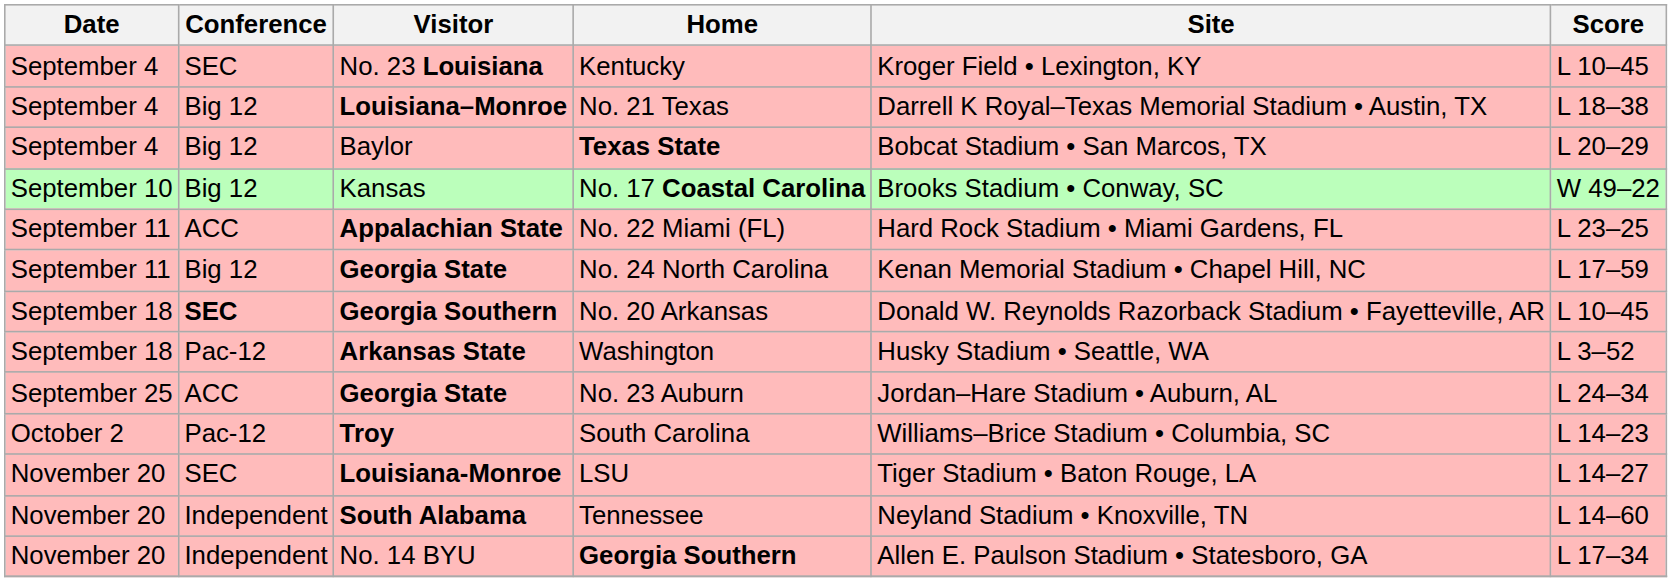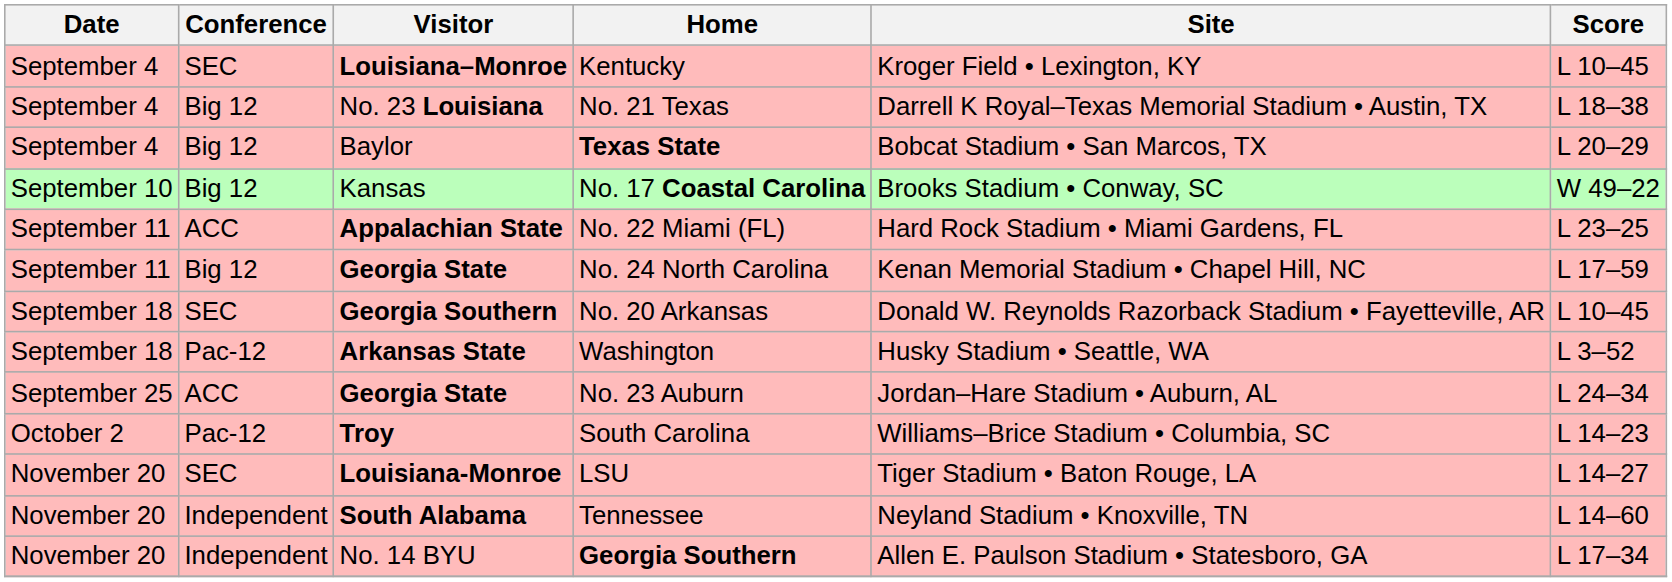(441, 65) No. 23 Louisiana -> (453, 65) Louisiana–Monroe
(453, 106) Louisiana–Monroe -> (441, 106) No. 23 Louisiana
(211, 310) bold -> (211, 310) normal
